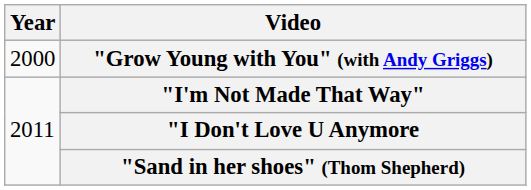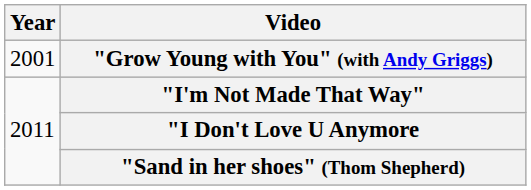(33, 58) 2000 -> (33, 58) 2001
